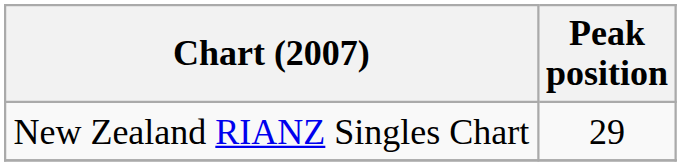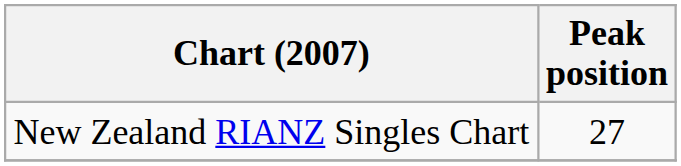(607, 130) 29 -> (607, 130) 27
